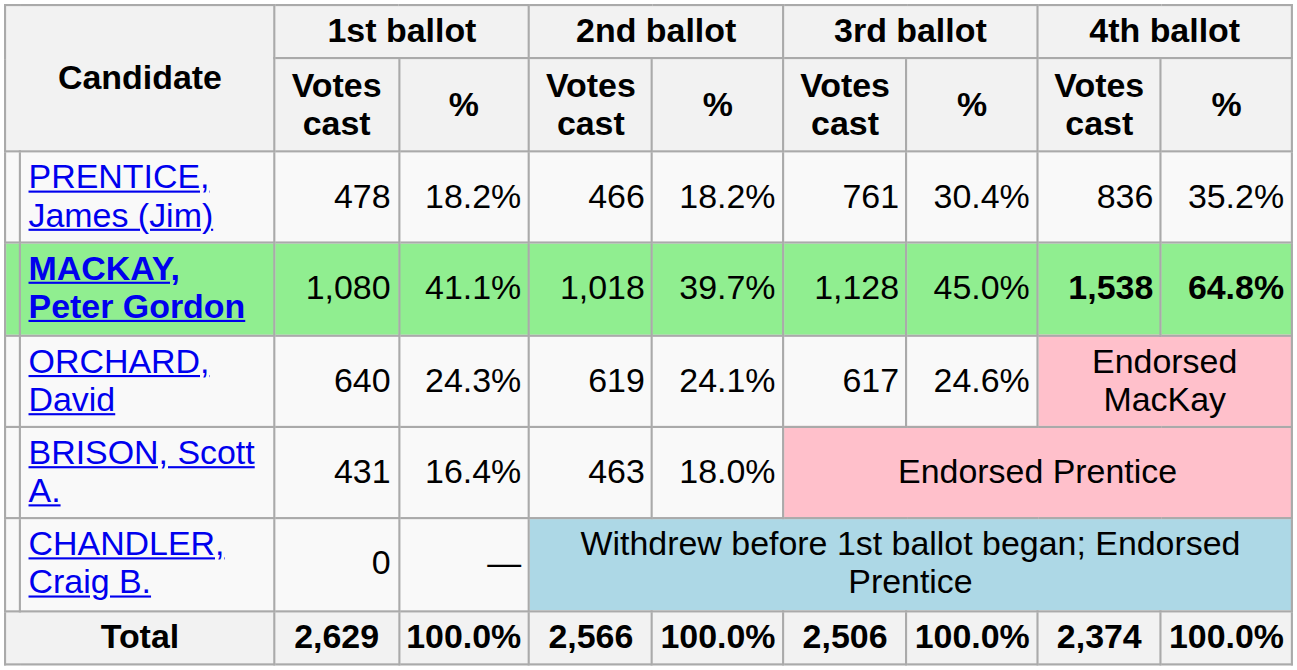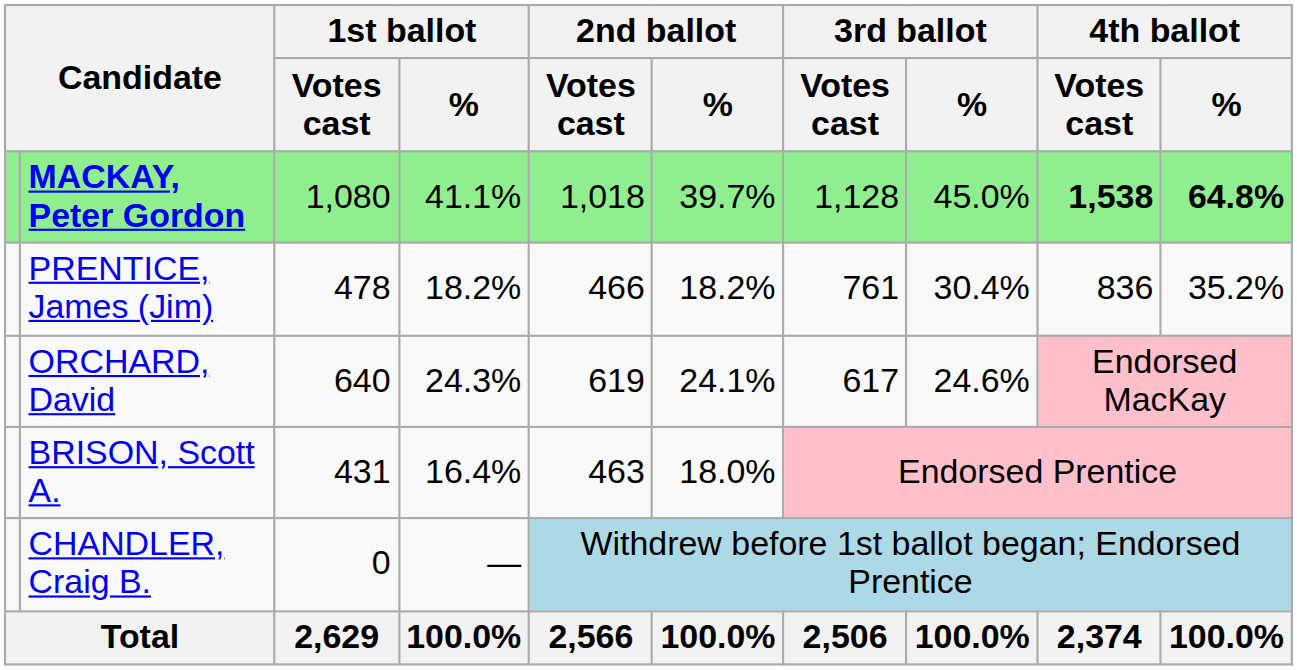rows swapped: (137, 288) <-> (121, 196)
